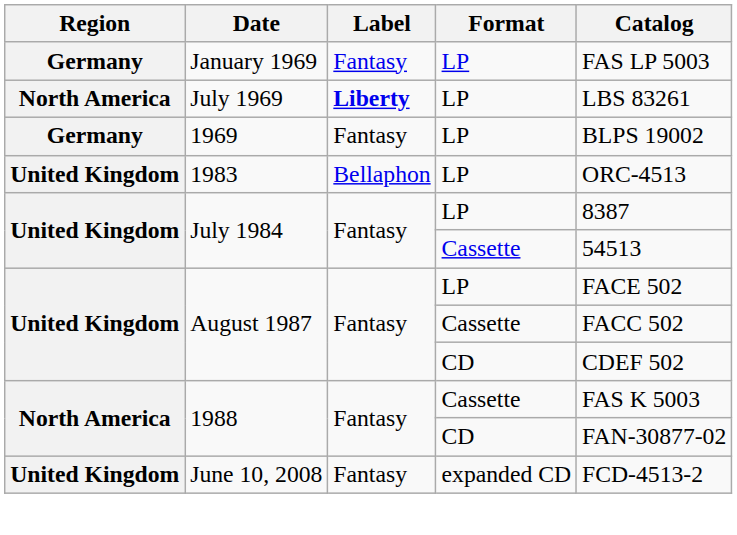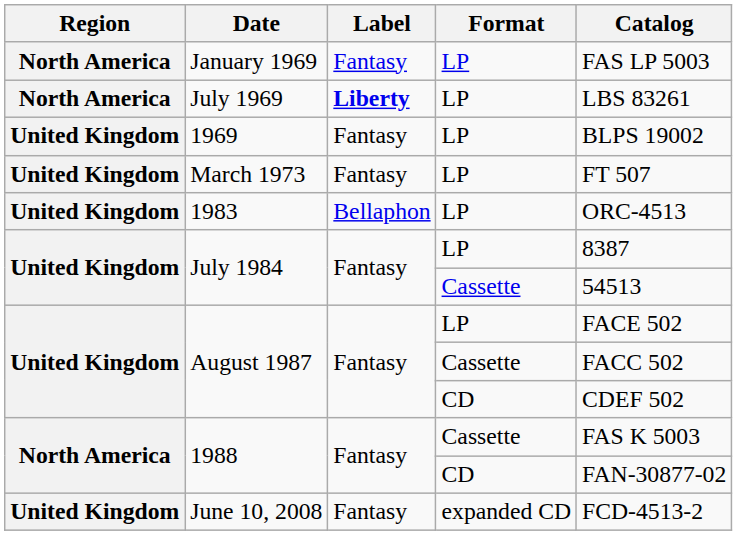(95, 60) Germany -> (95, 60) North America
(95, 135) Germany -> (95, 135) United Kingdom
+ row: (248, 173)
